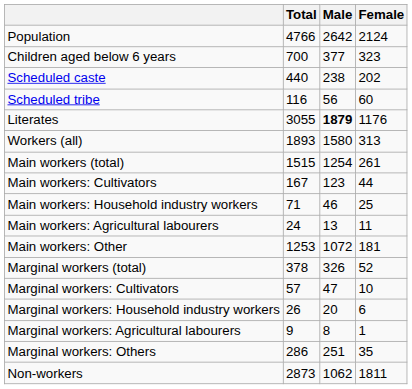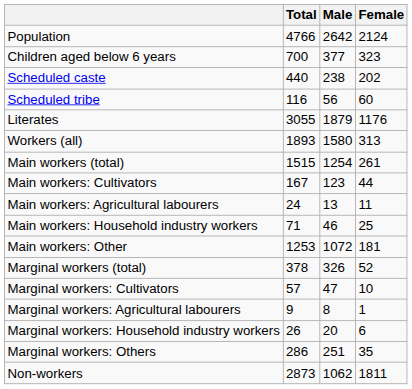(338, 120) bold -> (338, 120) normal
rows swapped: (113, 225) <-> (133, 204)
rows swapped: (124, 330) <-> (144, 309)
